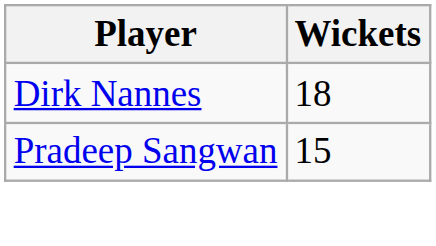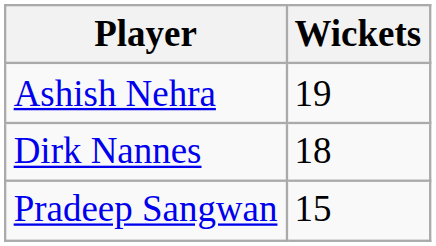+ row: (115, 92)
